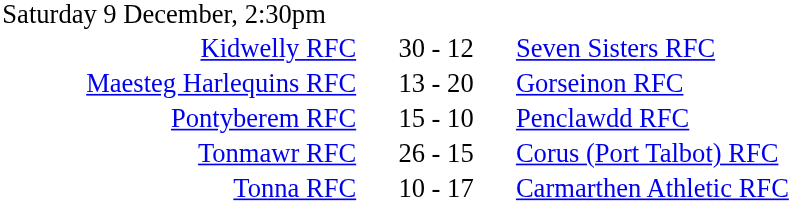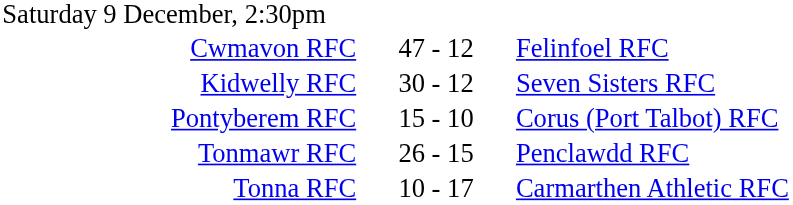+ row: (273, 48)
- row: (221, 83)
(603, 118) Penclawdd RFC -> (647, 118) Corus (Port Talbot) RFC
(647, 153) Corus (Port Talbot) RFC -> (603, 153) Penclawdd RFC
